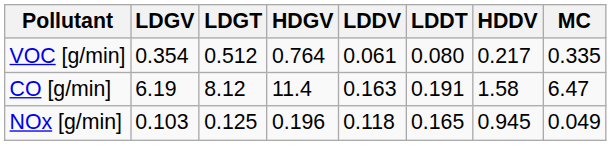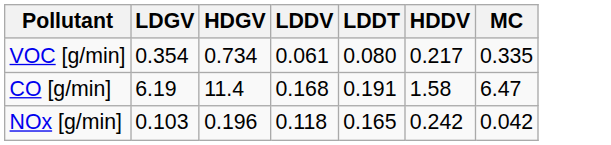- column: (233, 21)
(299, 55) 0.764 -> (231, 55) 0.734
(370, 88) 0.163 -> (302, 88) 0.168
(504, 122) 0.945 -> (436, 122) 0.242
(574, 122) 0.049 -> (507, 122) 0.042
